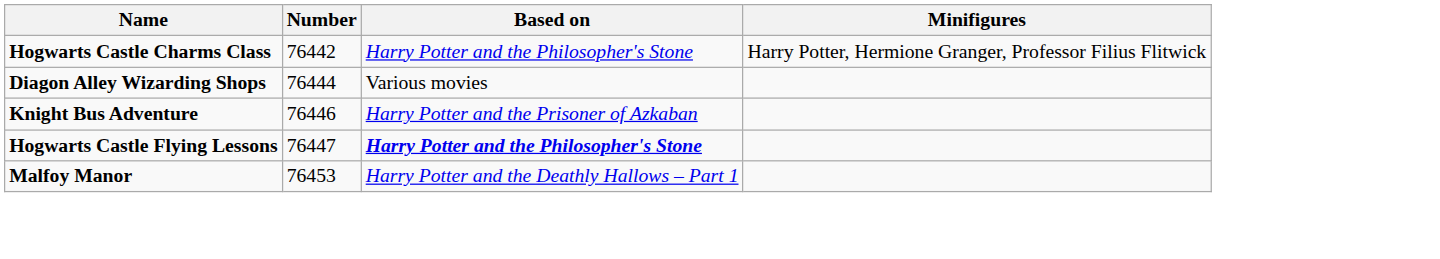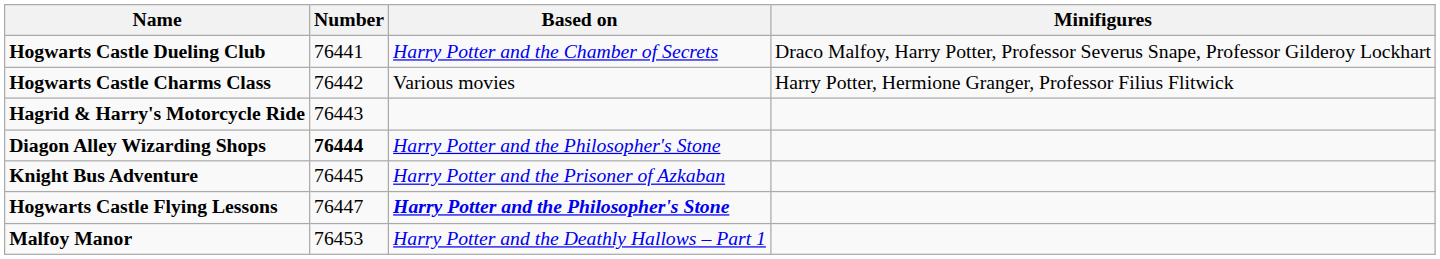+ row: (137, 51)
(529, 51) Harry Potter and the Philosopher's Stone -> (454, 82) Various movies
+ row: (157, 113)
(311, 82) normal -> (339, 144) bold
(427, 82) Various movies -> (557, 144) Harry Potter and the Philosopher's Stone
(311, 113) 76446 -> (339, 176) 76445
